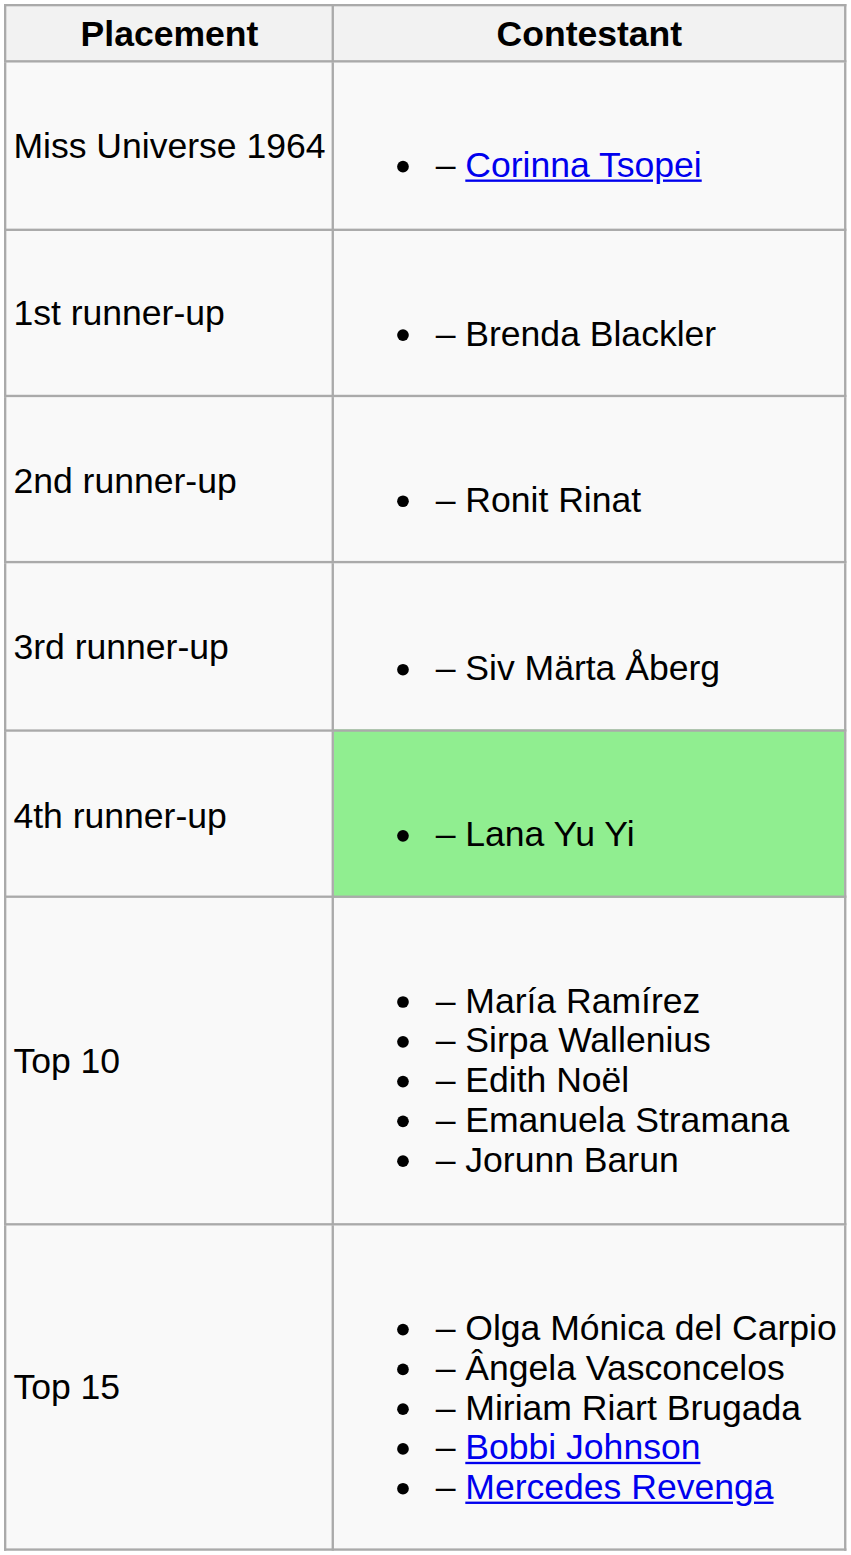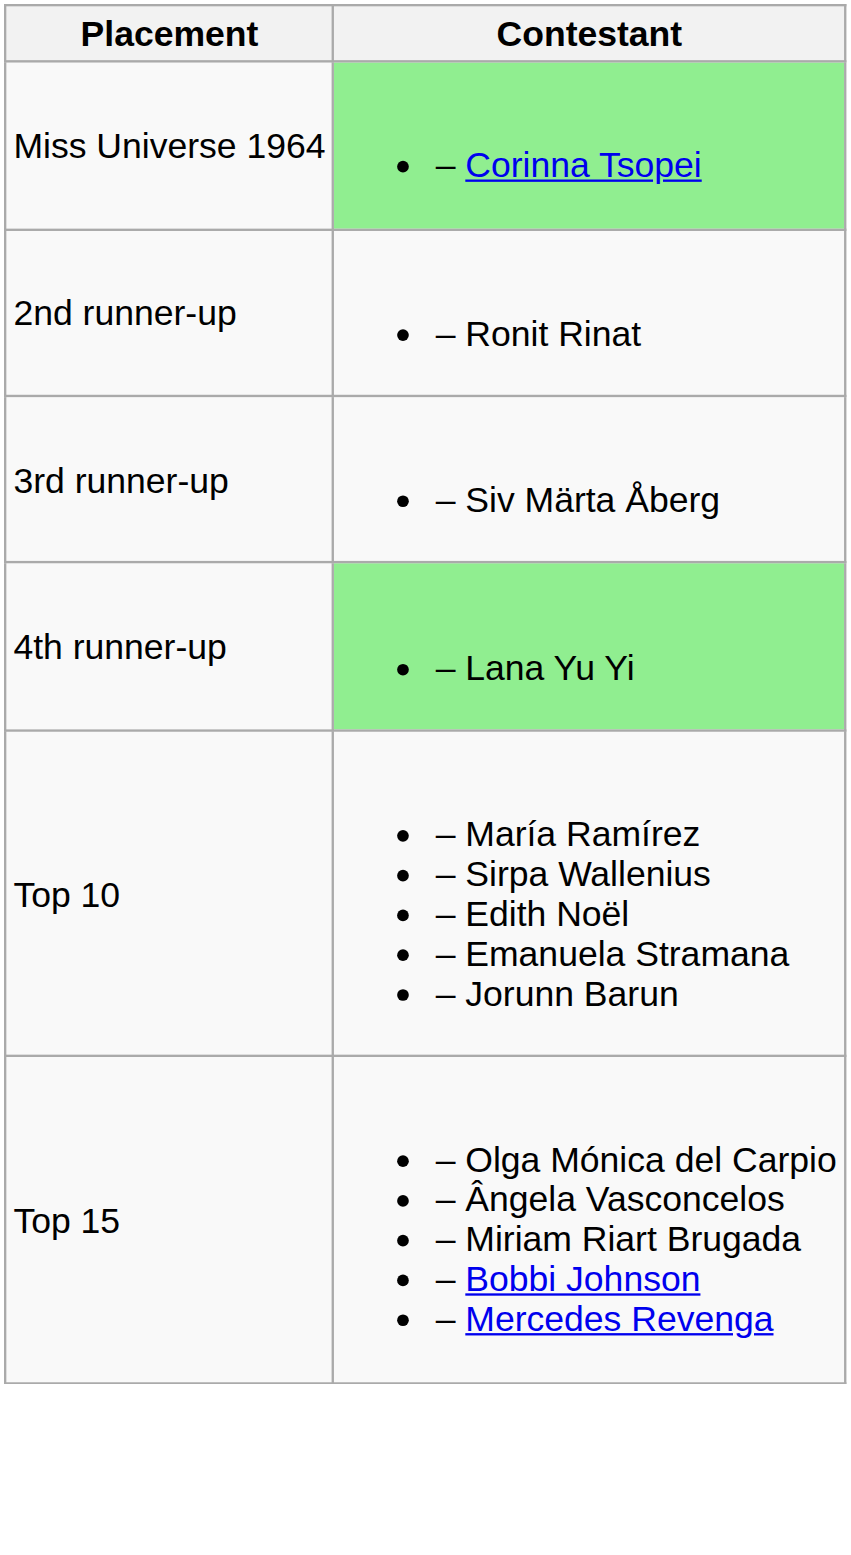(589, 165) no background -> (589, 165) lightgreen background
- row: (119, 312)
